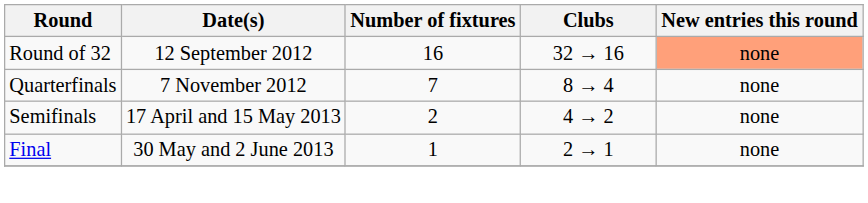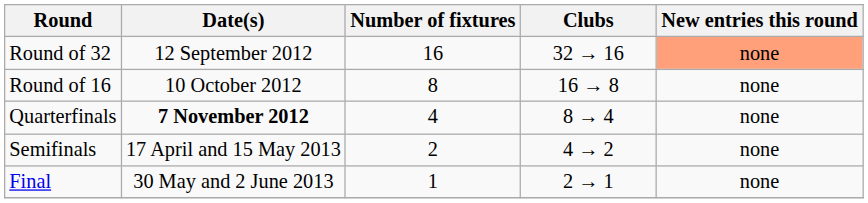+ row: (60, 85)
(233, 85) normal -> (233, 117) bold
(433, 85) 7 -> (433, 117) 4
